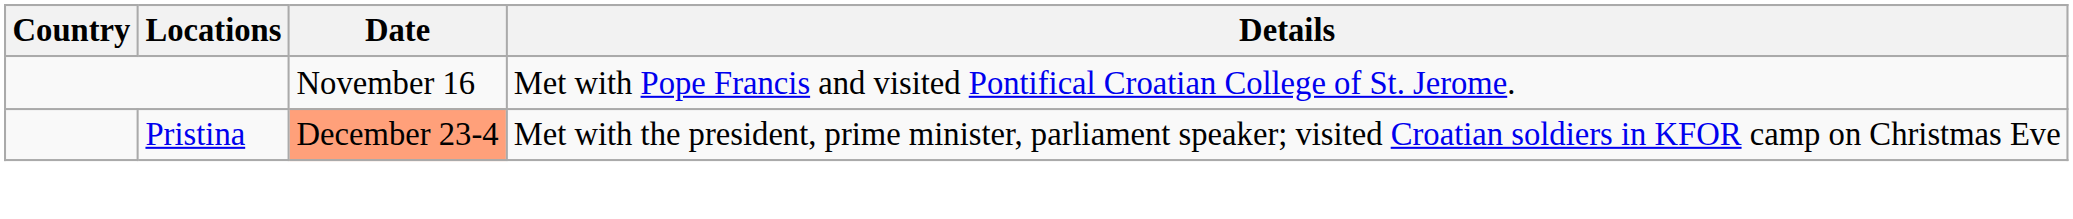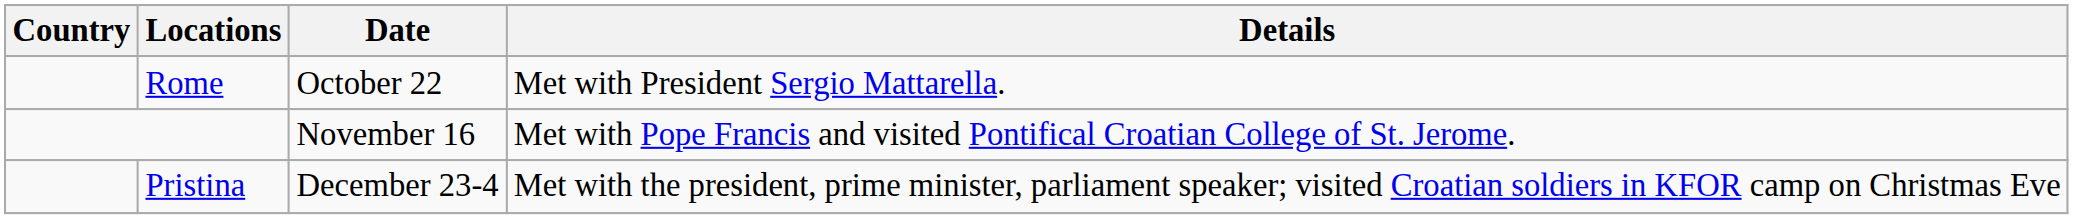+ row: (184, 82)
(398, 133) lightsalmon background -> (398, 185) no background
